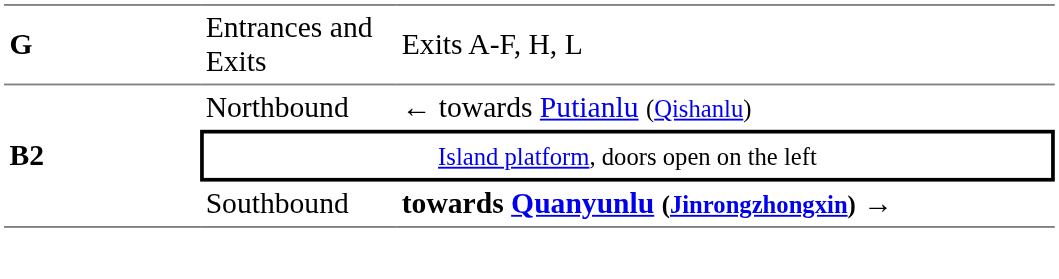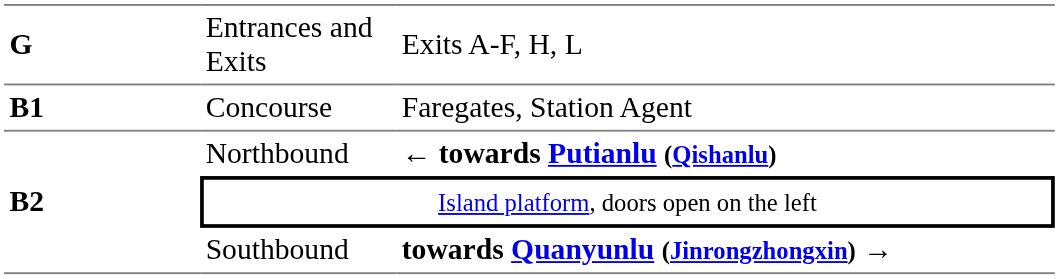+ row: (269, 107)
(577, 107) normal -> (589, 153) bold
